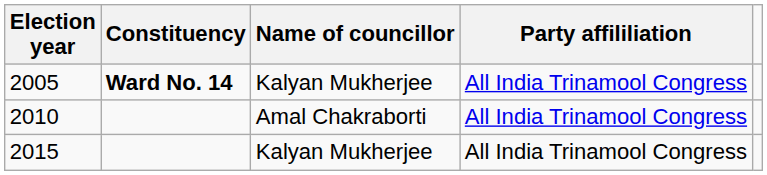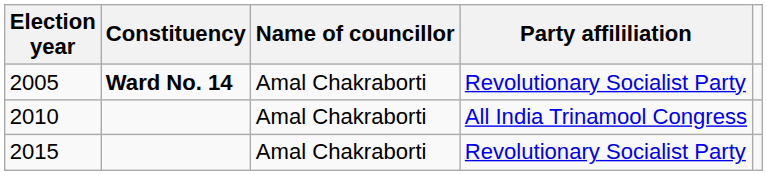(344, 81) Kalyan Mukherjee -> (341, 81) Amal Chakraborti
(606, 81) All India Trinamool Congress -> (605, 81) Revolutionary Socialist Party
(344, 151) Kalyan Mukherjee -> (341, 151) Amal Chakraborti
(606, 151) All India Trinamool Congress -> (605, 151) Revolutionary Socialist Party
